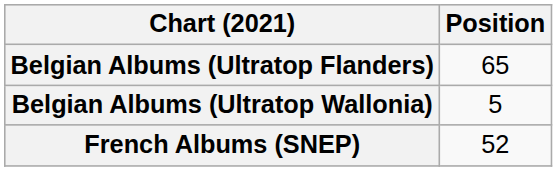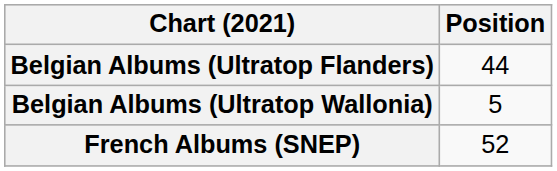(495, 64) 65 -> (495, 64) 44
